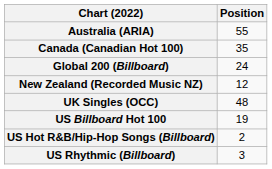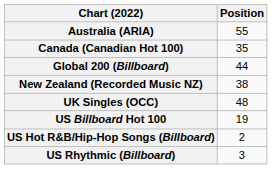(242, 66) 24 -> (242, 66) 44
(242, 84) 12 -> (242, 84) 38
